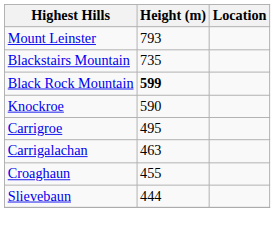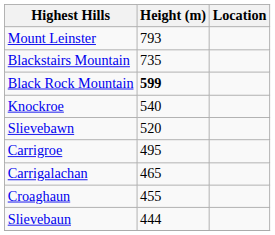(151, 106) 590 -> (151, 106) 540
+ row: (41, 128)
(151, 151) 463 -> (151, 173) 465
